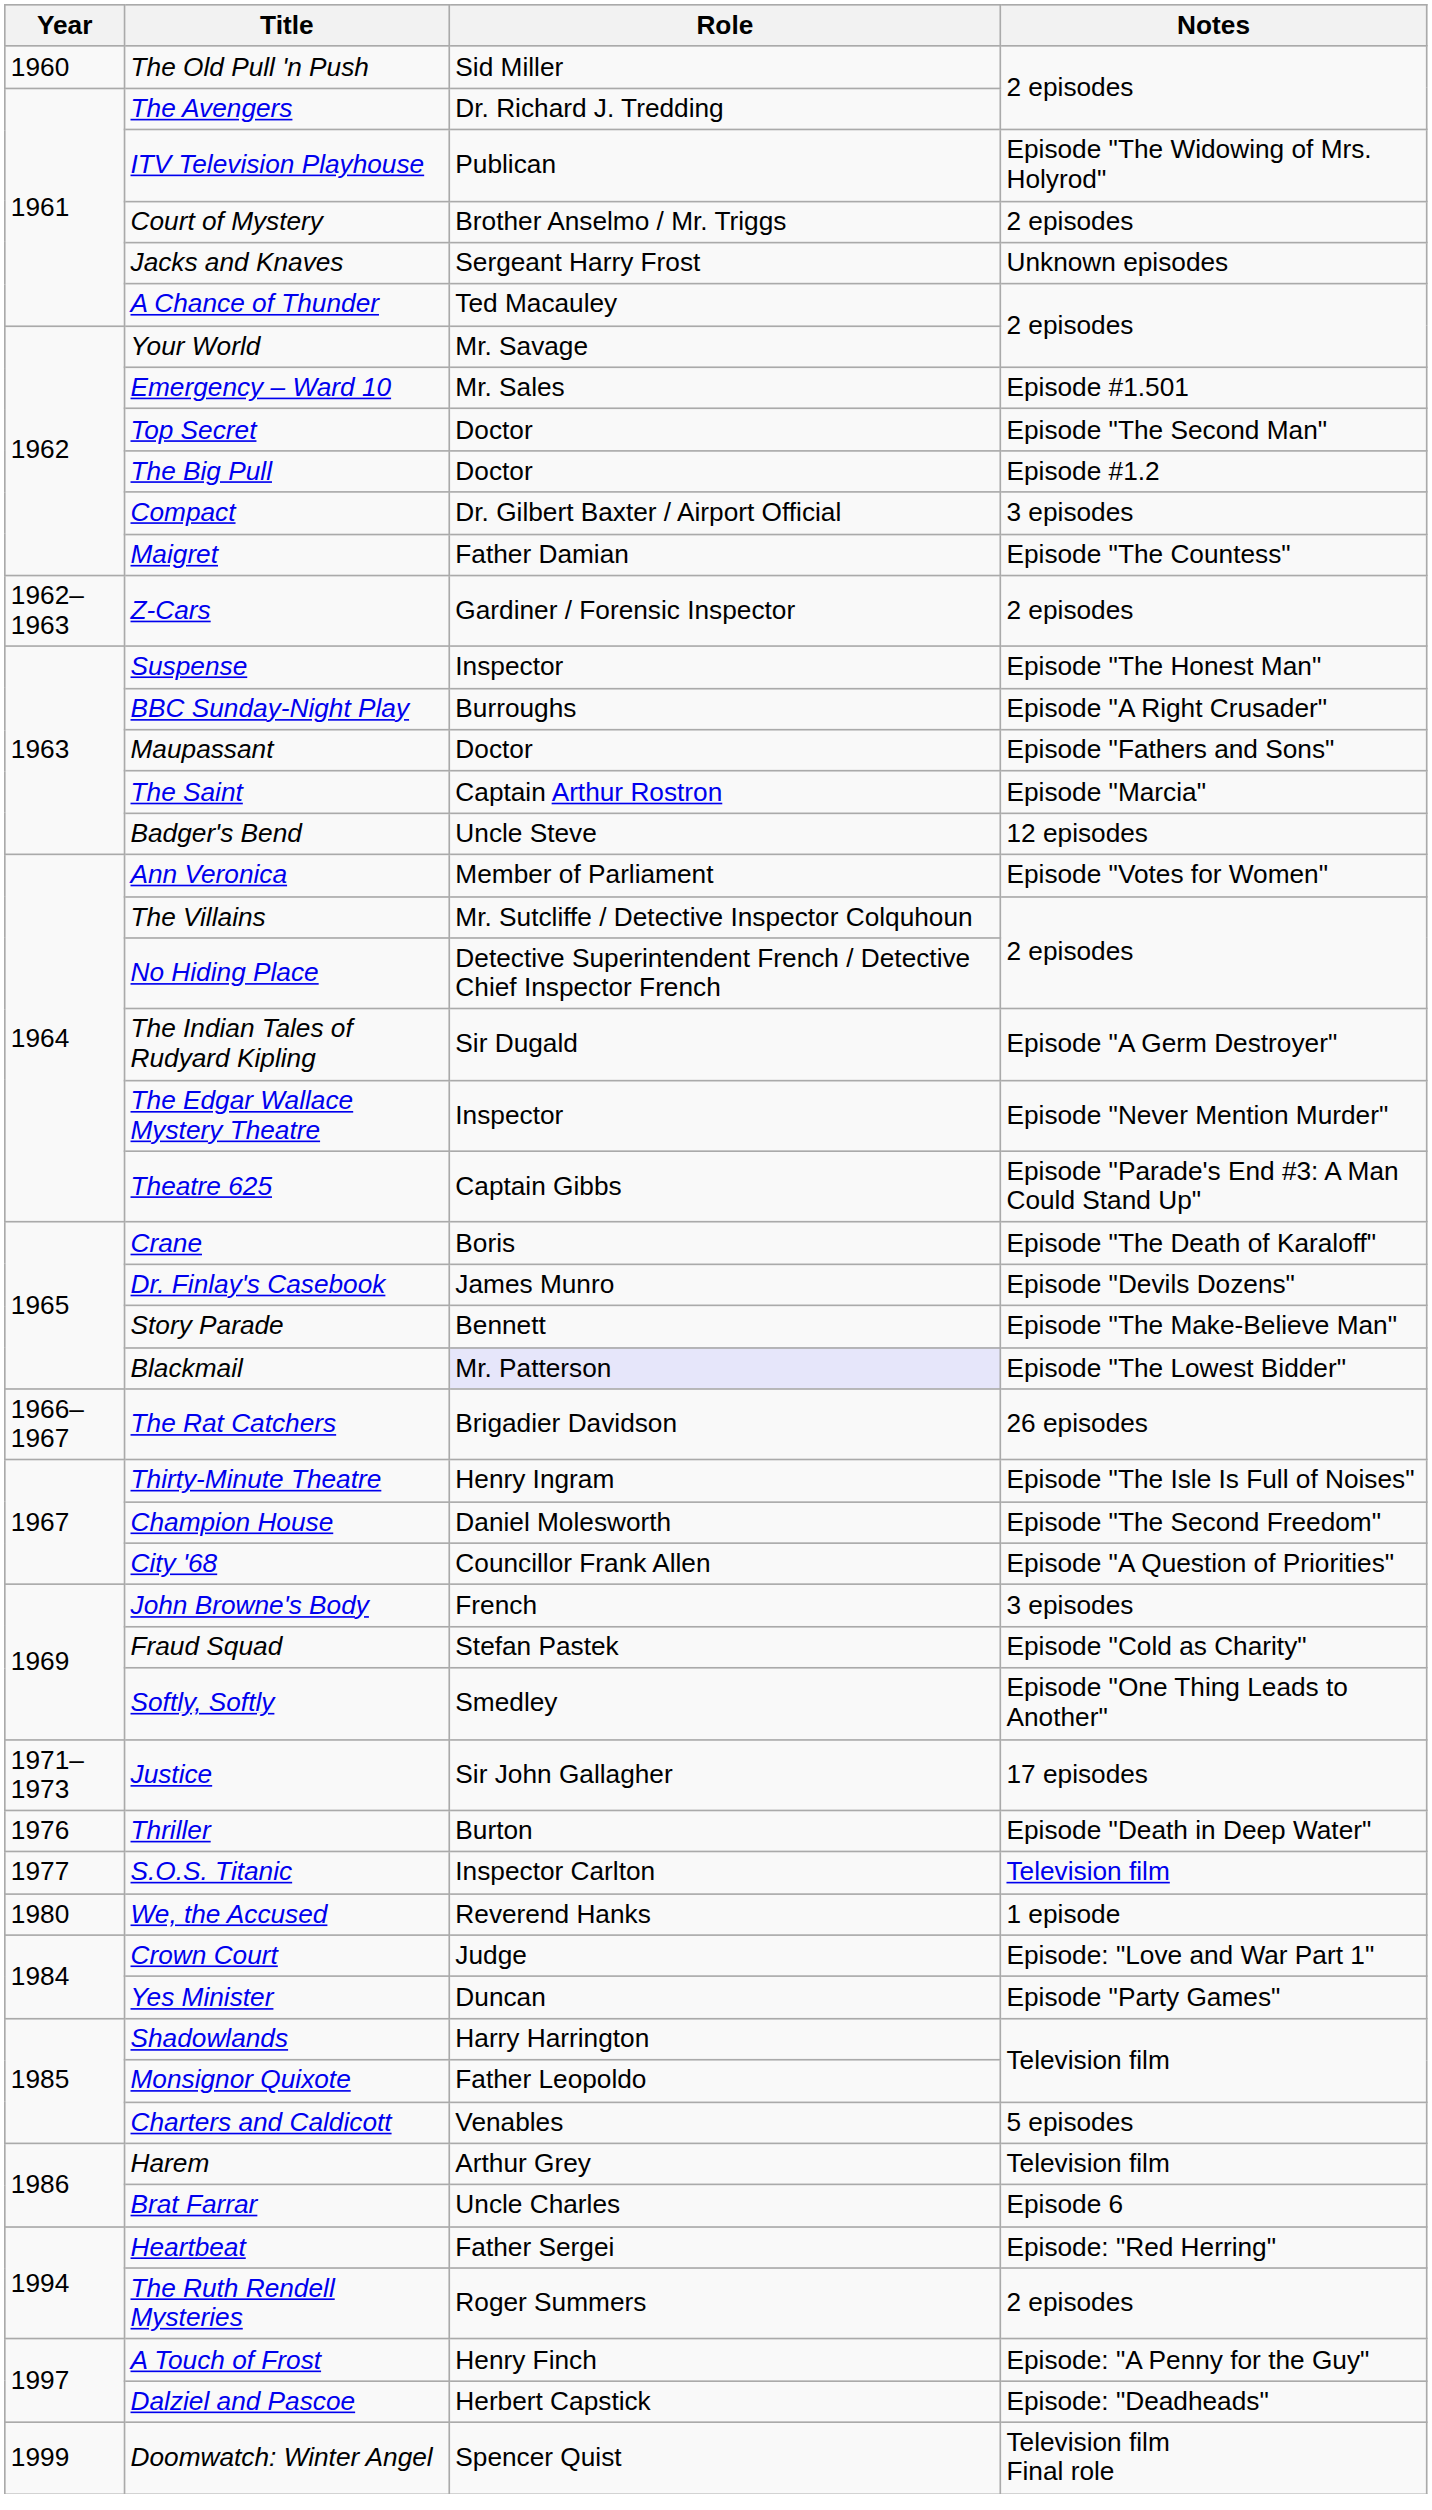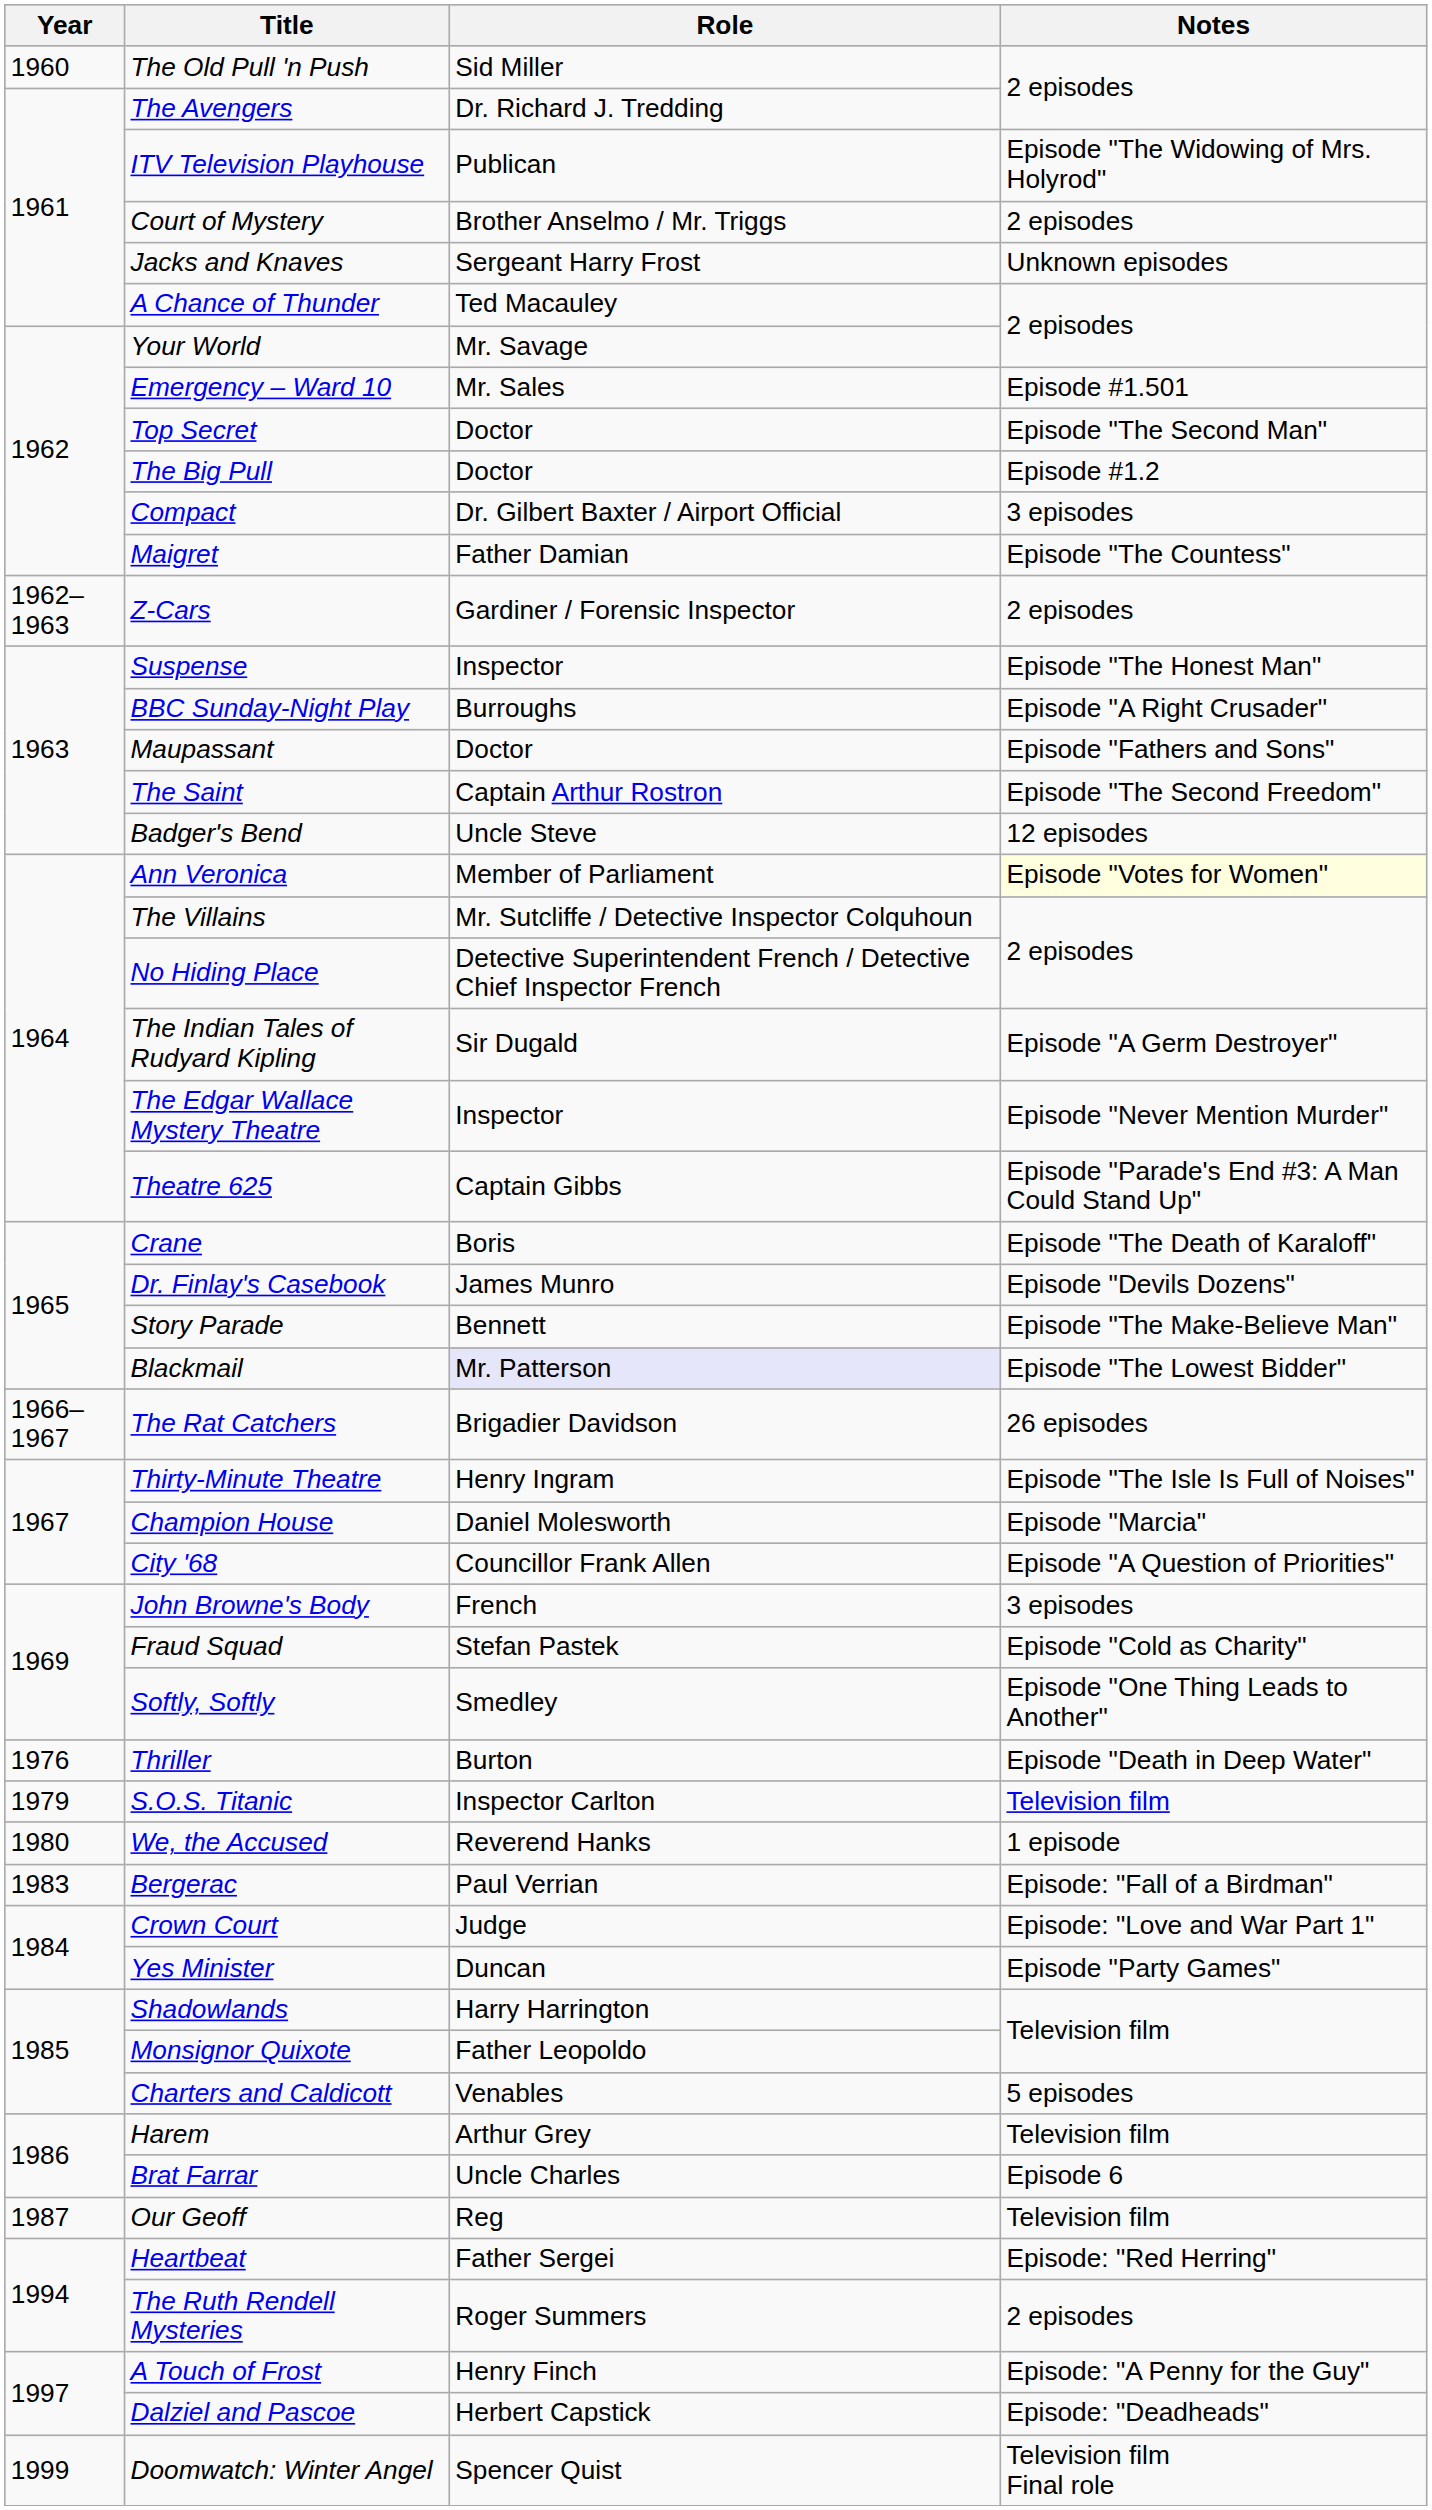(1106, 791) Episode "Marcia" -> (1194, 791) Episode "The Second Freedom"
(1167, 875) no background -> (1167, 875) lightyellow background
(1194, 1522) Episode "The Second Freedom" -> (1106, 1522) Episode "Marcia"
- row: (171, 1774)
(40, 1872) 1977 -> (40, 1801) 1979
+ row: (184, 1884)
+ row: (188, 2217)
